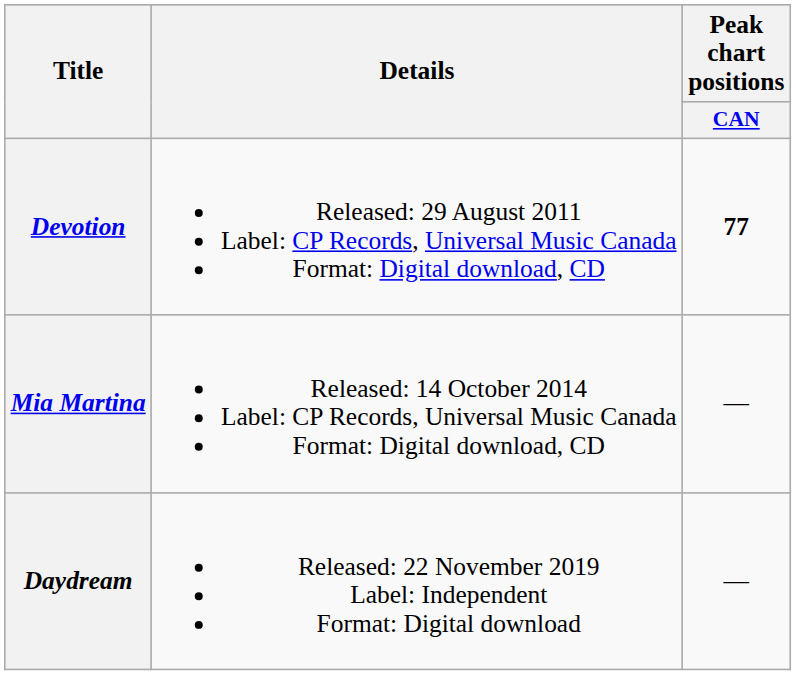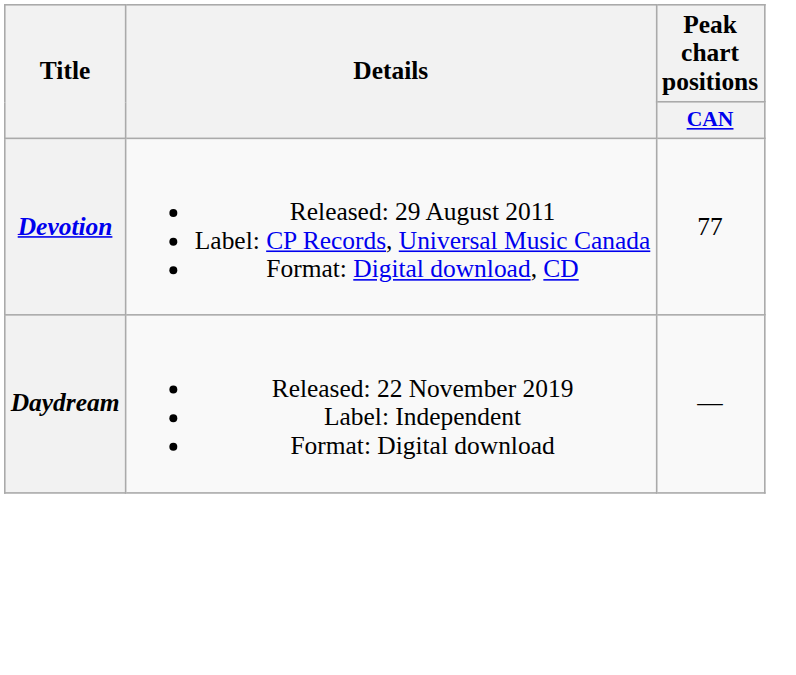(736, 226) bold -> (710, 226) normal
- row: (78, 403)
